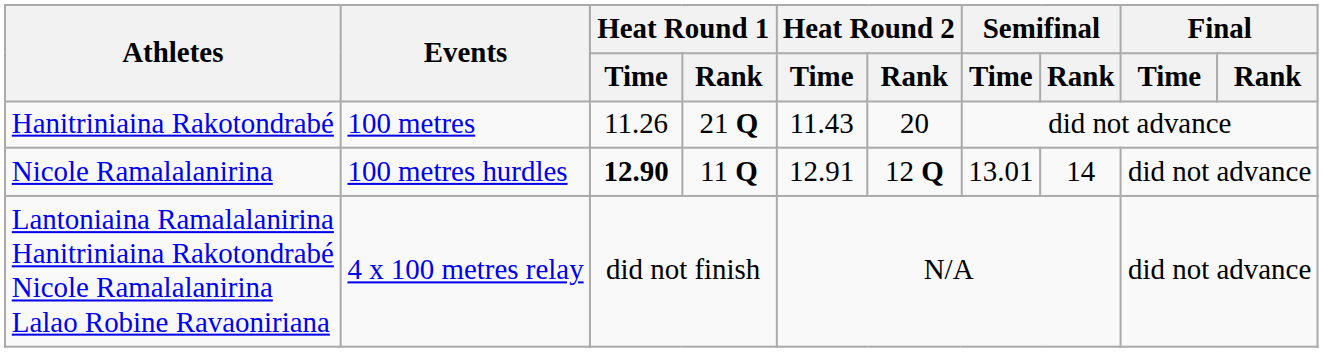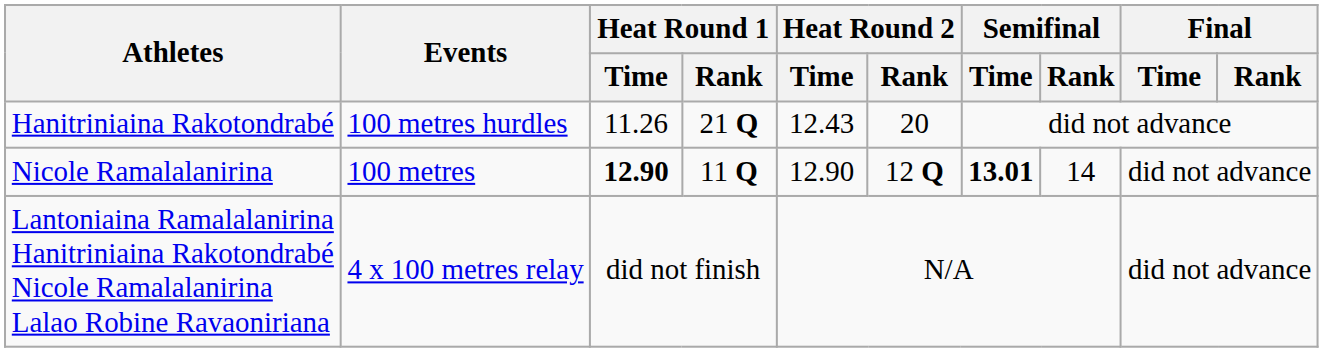(411, 124) 100 metres -> (458, 124) 100 metres hurdles
(822, 124) 11.43 -> (822, 124) 12.43
(458, 171) 100 metres hurdles -> (411, 171) 100 metres
(822, 171) 12.91 -> (822, 171) 12.90
(1001, 171) normal -> (1001, 171) bold
